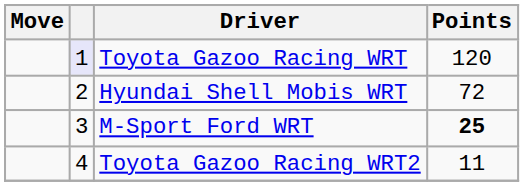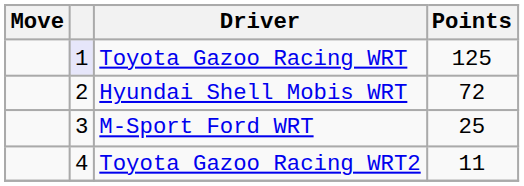(472, 58) 120 -> (472, 58) 125
(472, 128) bold -> (472, 128) normal
